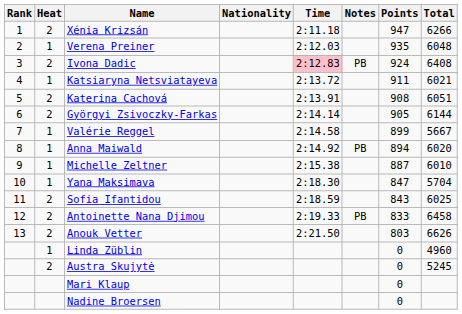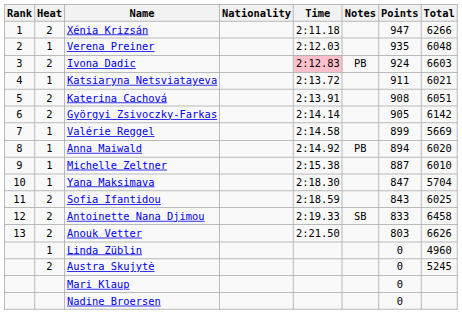(439, 64) 6408 -> (439, 64) 6603
(439, 115) 6144 -> (439, 115) 6142
(439, 132) 5667 -> (439, 132) 5669
(360, 216) PB -> (360, 216) SB
